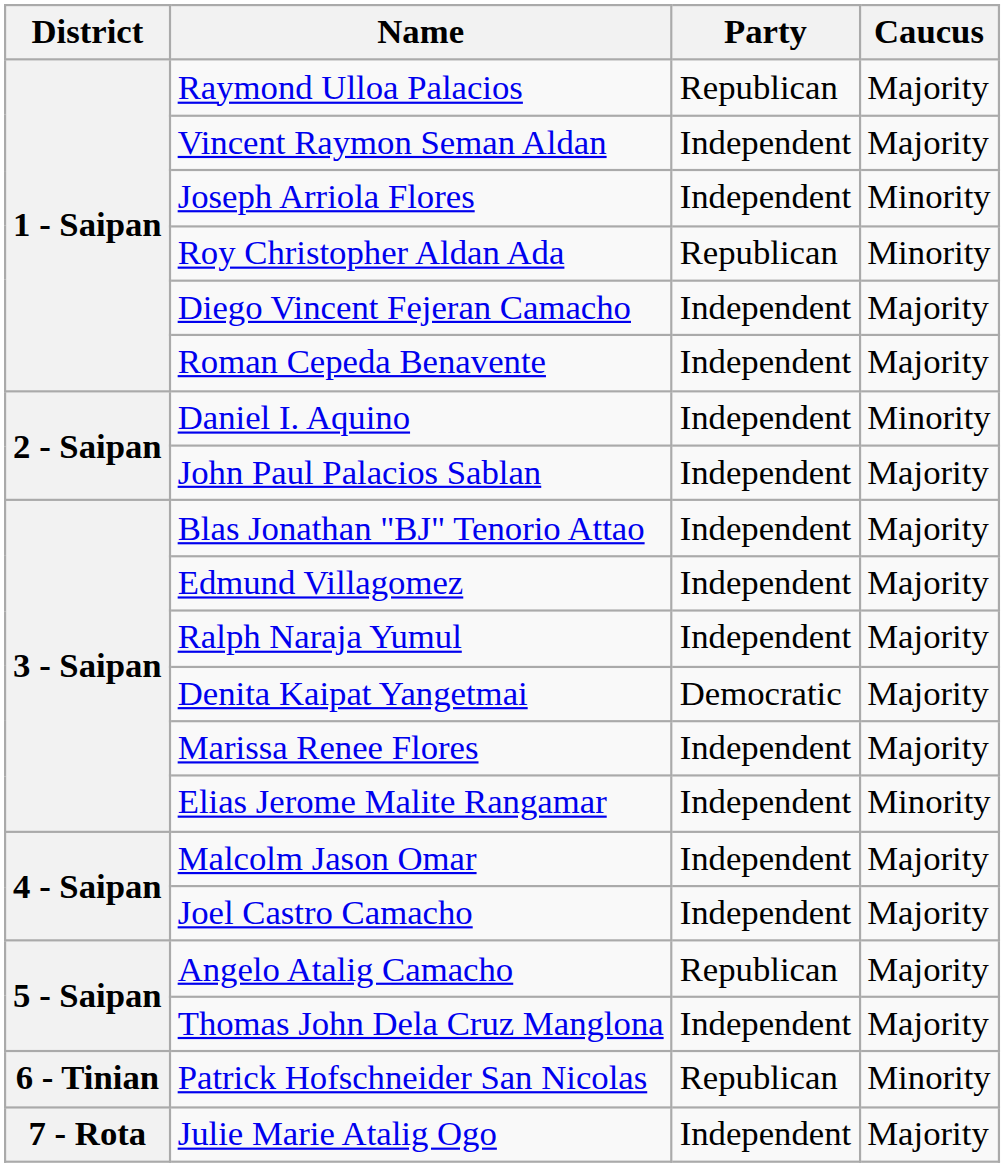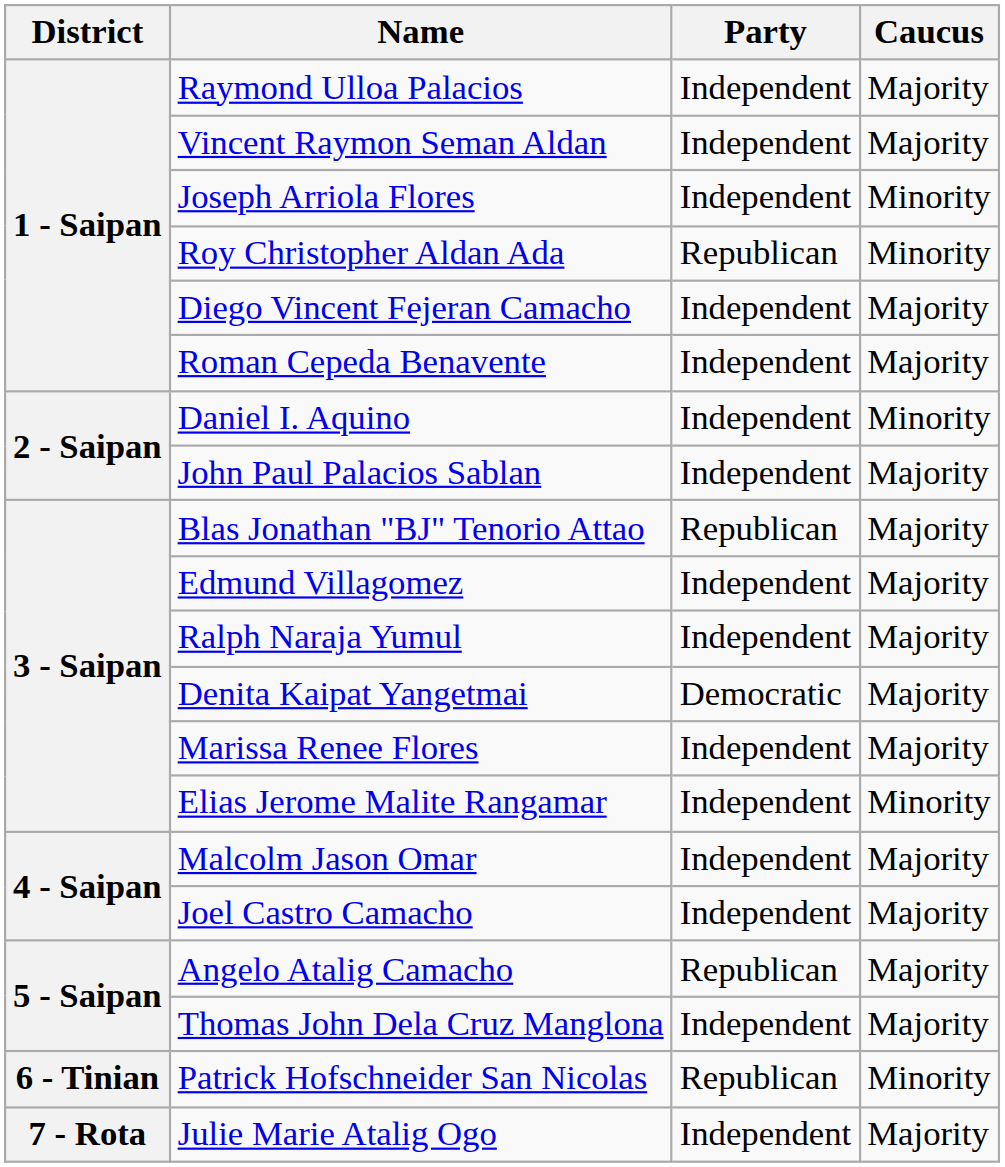(759, 87) Republican -> (765, 87) Independent
(765, 527) Independent -> (759, 527) Republican
